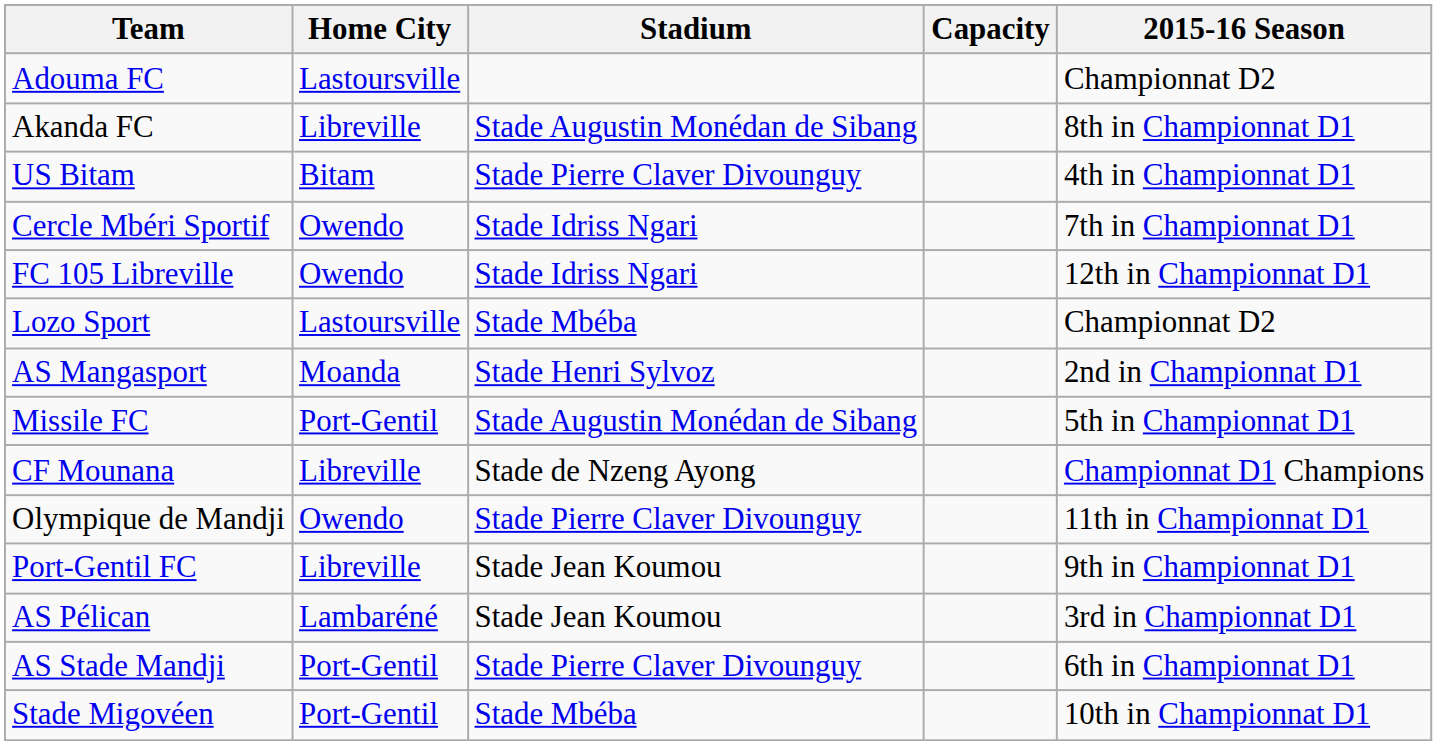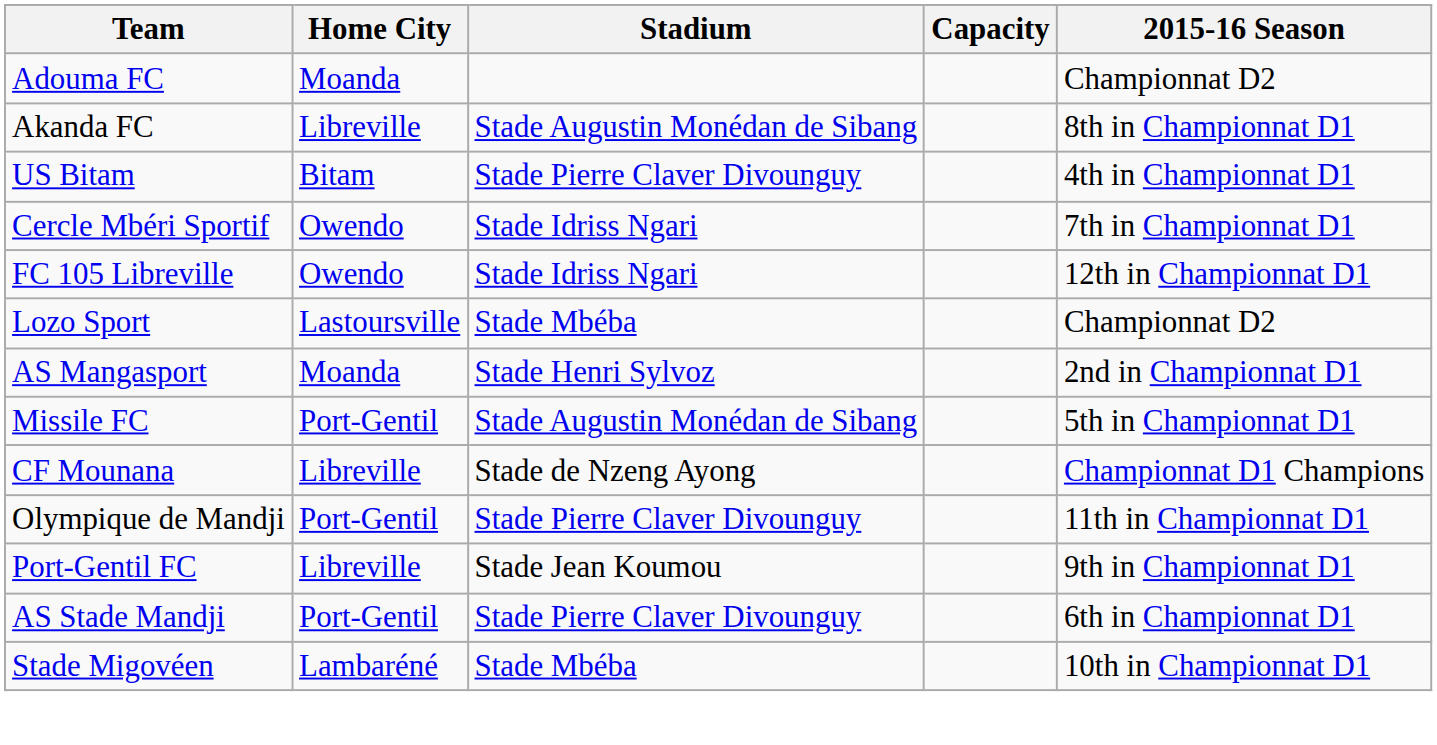(380, 77) Lastoursville -> (350, 77) Moanda
(351, 518) Owendo -> (369, 518) Port-Gentil
- row: (81, 616)
(369, 714) Port-Gentil -> (368, 665) Lambaréné
